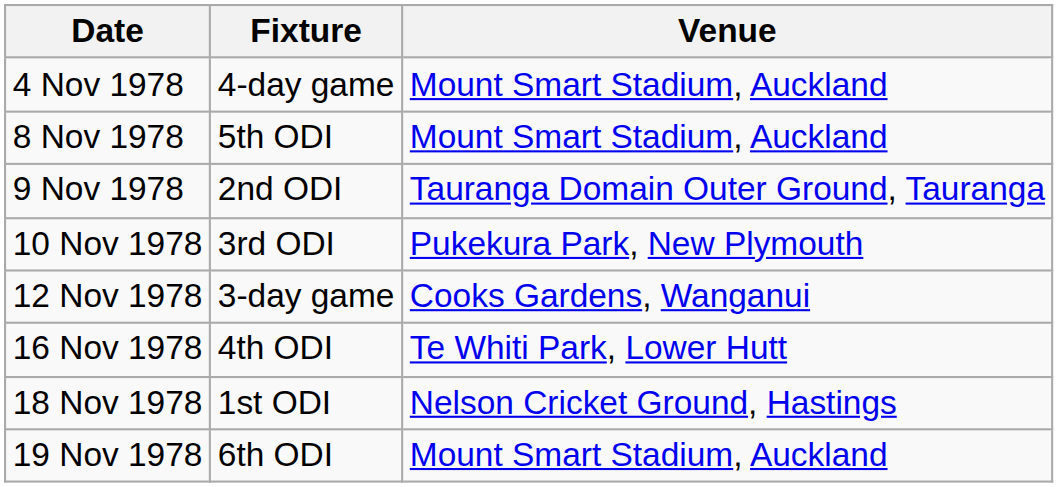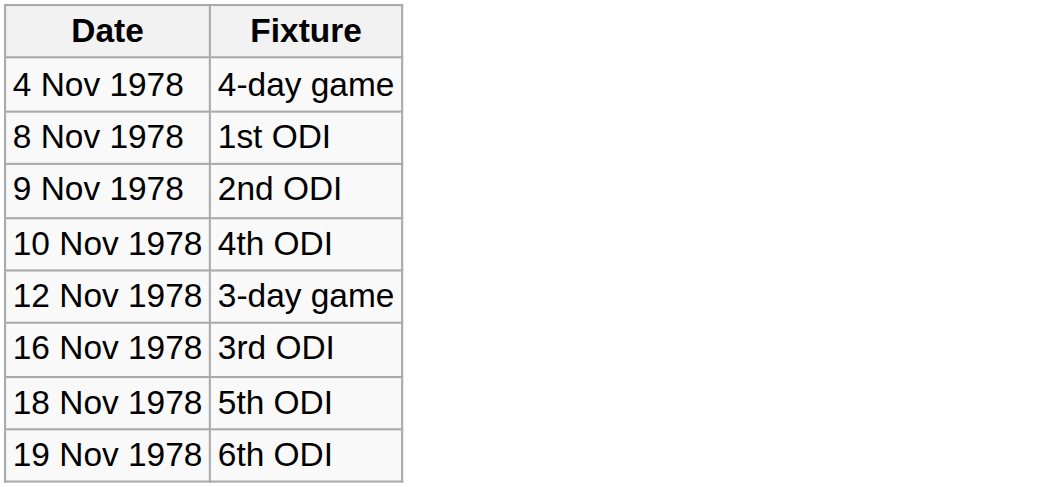- column: (727, 31)
(275, 137) 5th ODI -> (274, 137) 1st ODI
(276, 243) 3rd ODI -> (275, 243) 4th ODI
(275, 349) 4th ODI -> (276, 349) 3rd ODI
(274, 402) 1st ODI -> (275, 402) 5th ODI
